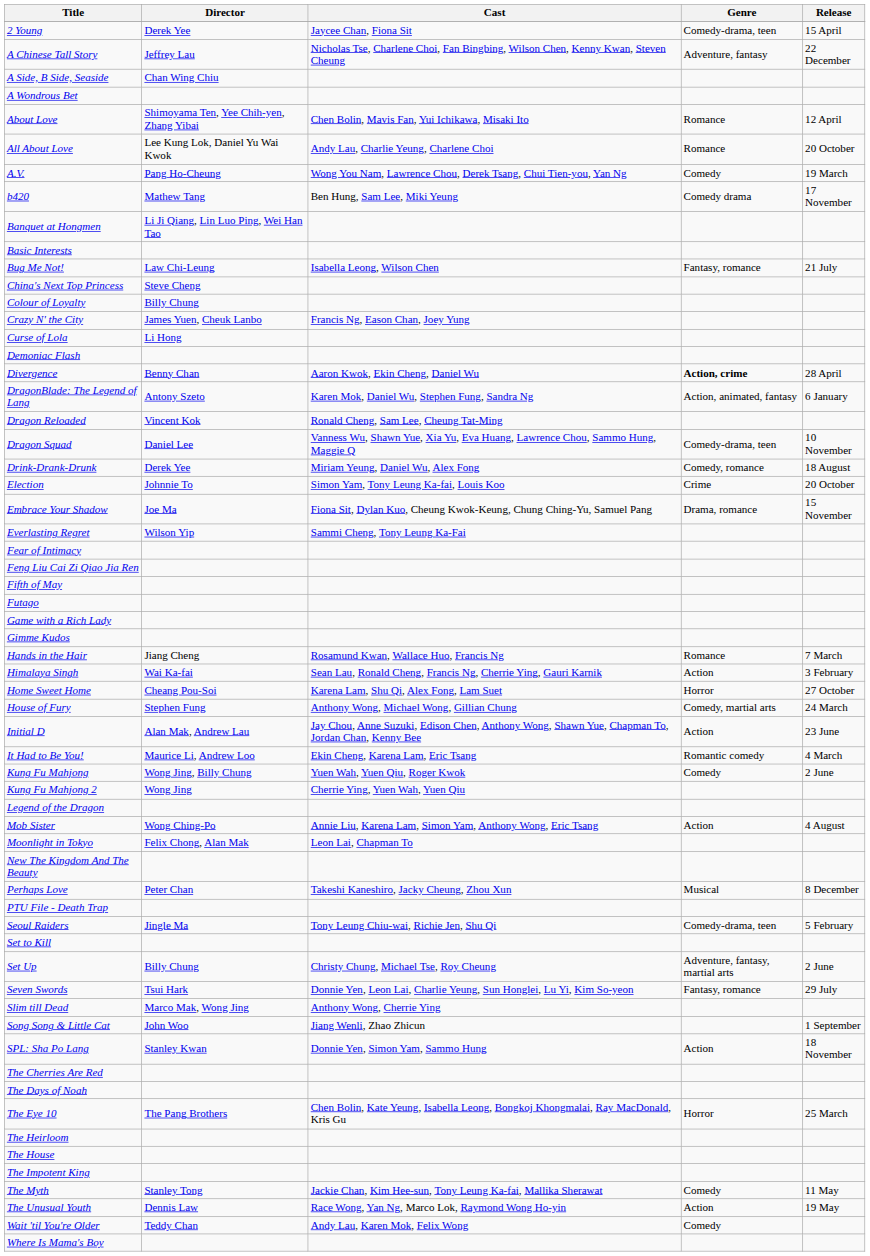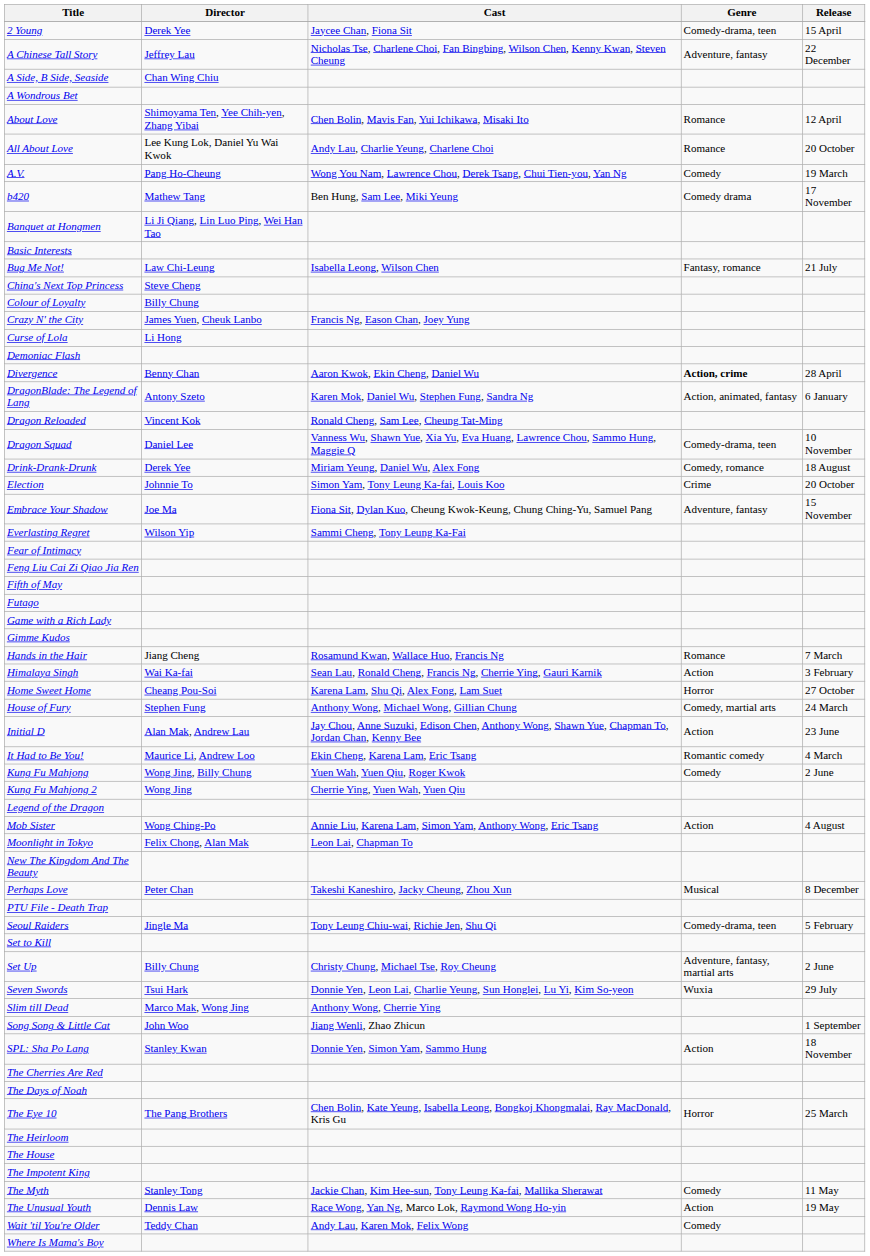(720, 509) Drama, romance -> (726, 509) Adventure, fantasy
(722, 990) Fantasy, romance -> (698, 990) Wuxia
